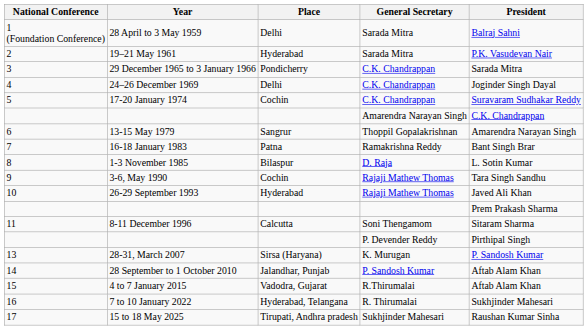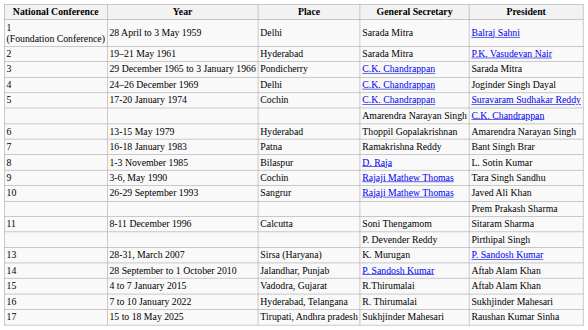(276, 131) Sangrur -> (282, 131) Hyderabad
(282, 193) Hyderabad -> (276, 193) Sangrur
